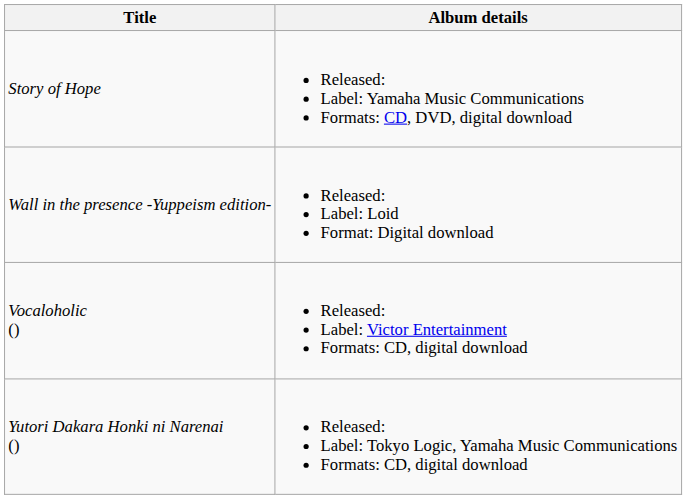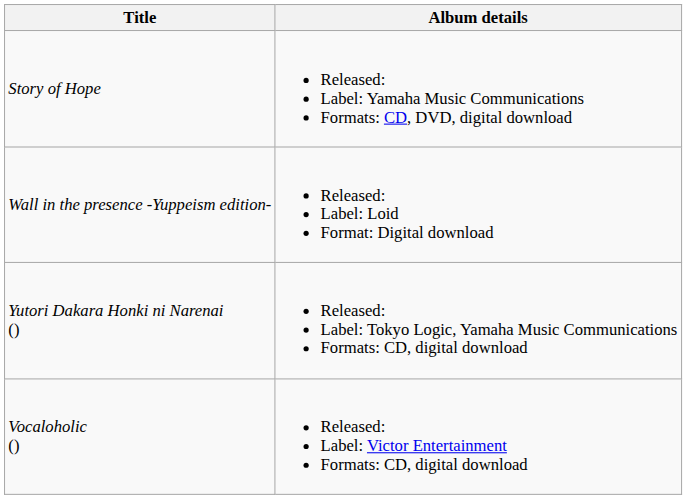rows swapped: (48, 320) <-> (116, 436)
